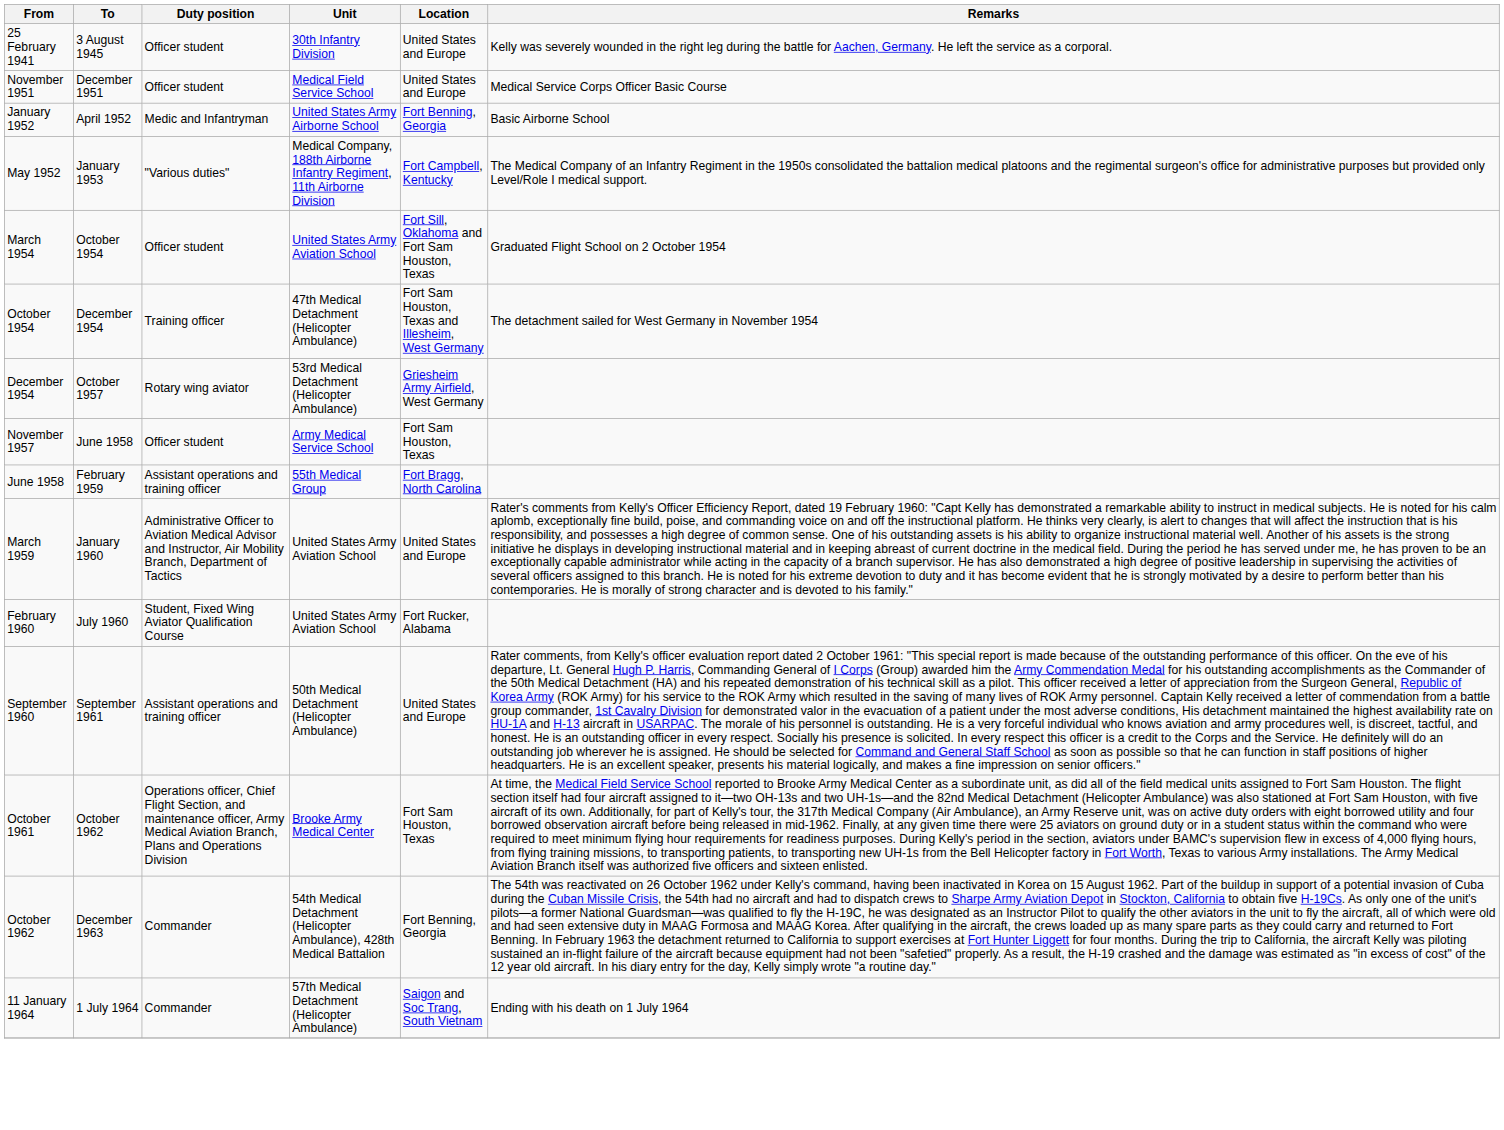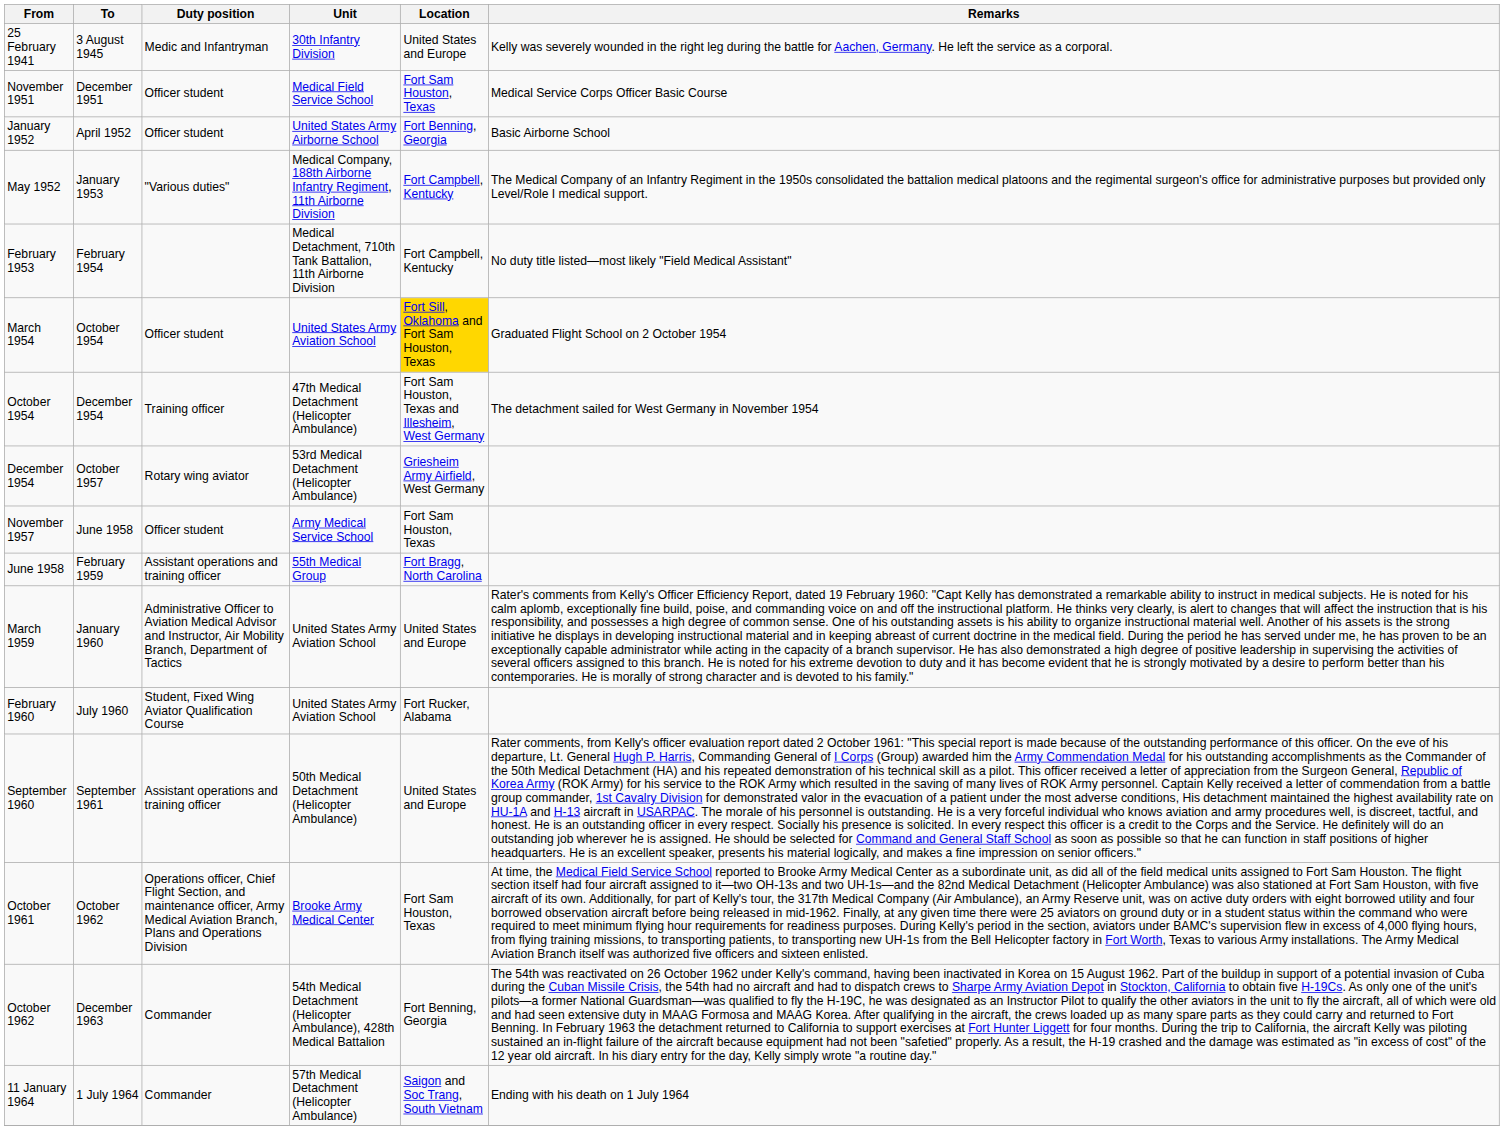(184, 47) Officer student -> (206, 47) Medic and Infantryman
(439, 86) United States and Europe -> (428, 93) Fort Sam Houston, Texas
(206, 119) Medic and Infantryman -> (184, 133) Officer student
+ row: (32, 261)
(442, 247) no background -> (443, 335) gold background
